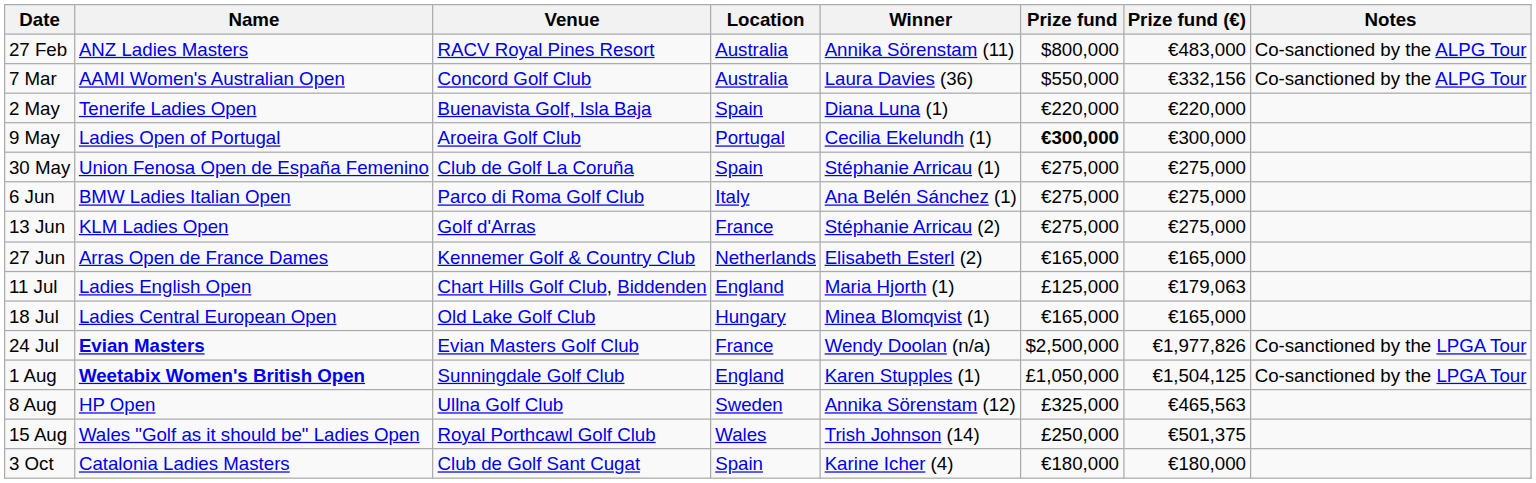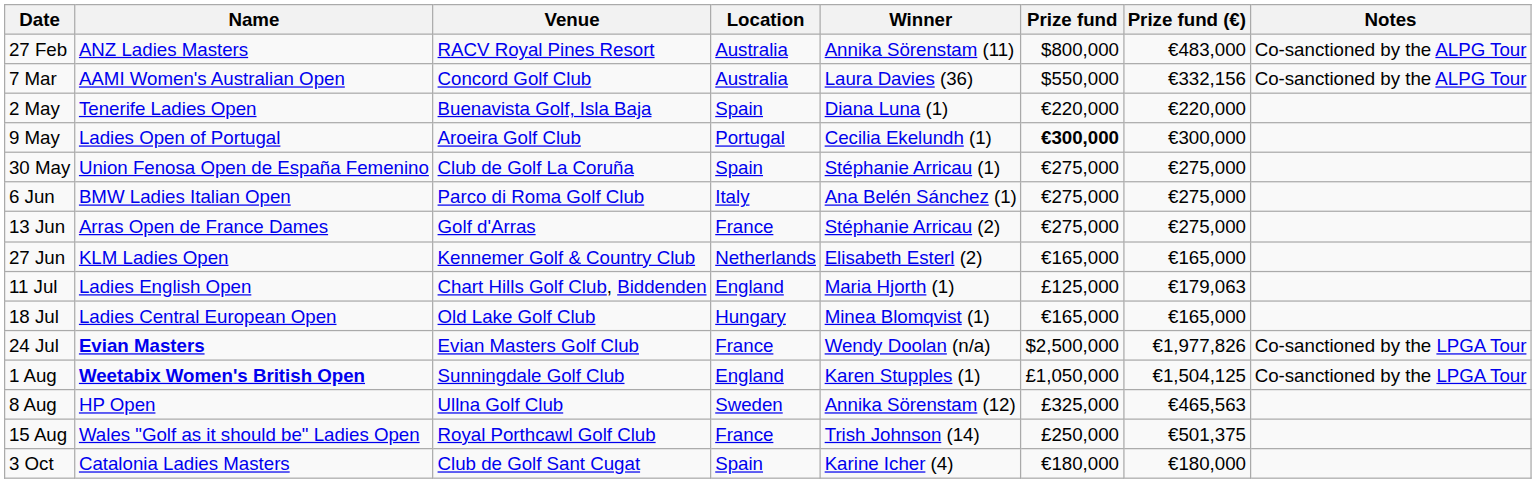(154, 227) KLM Ladies Open -> (204, 227) Arras Open de France Dames
(204, 256) Arras Open de France Dames -> (154, 256) KLM Ladies Open
(741, 434) Wales -> (744, 434) France
